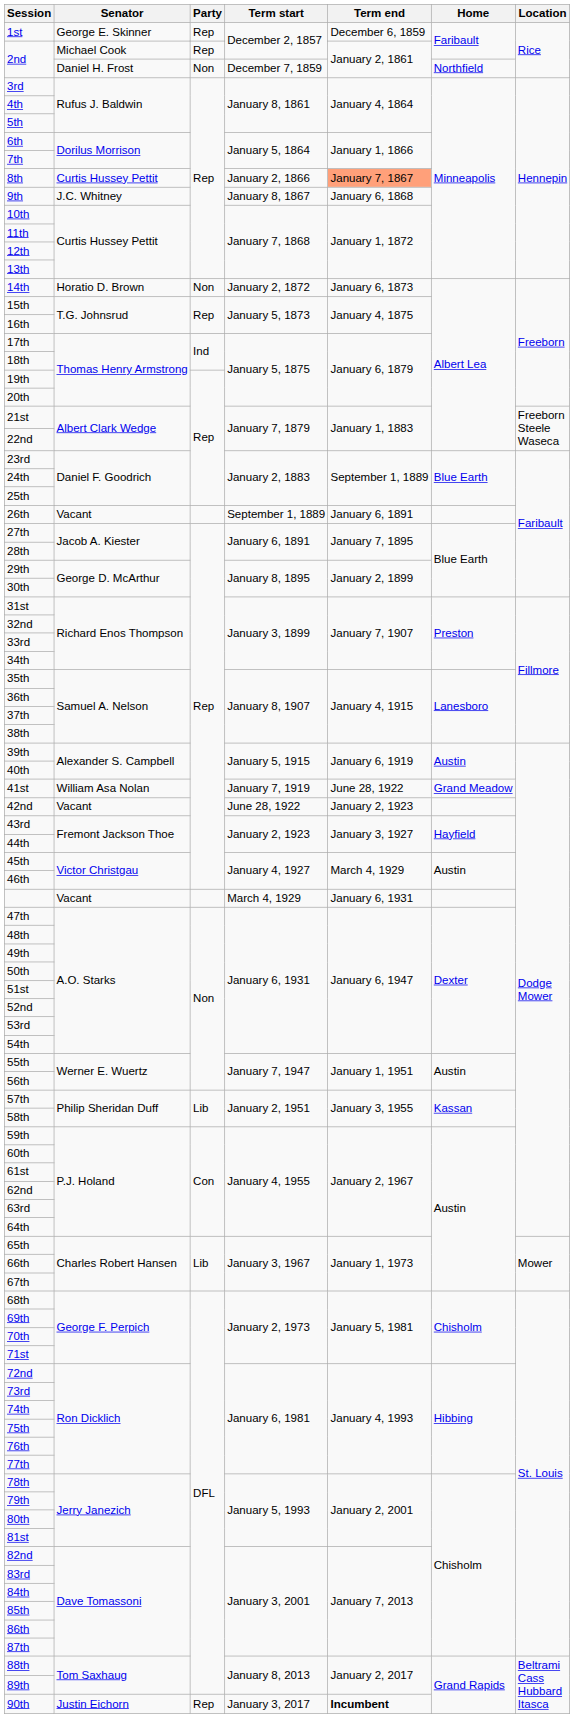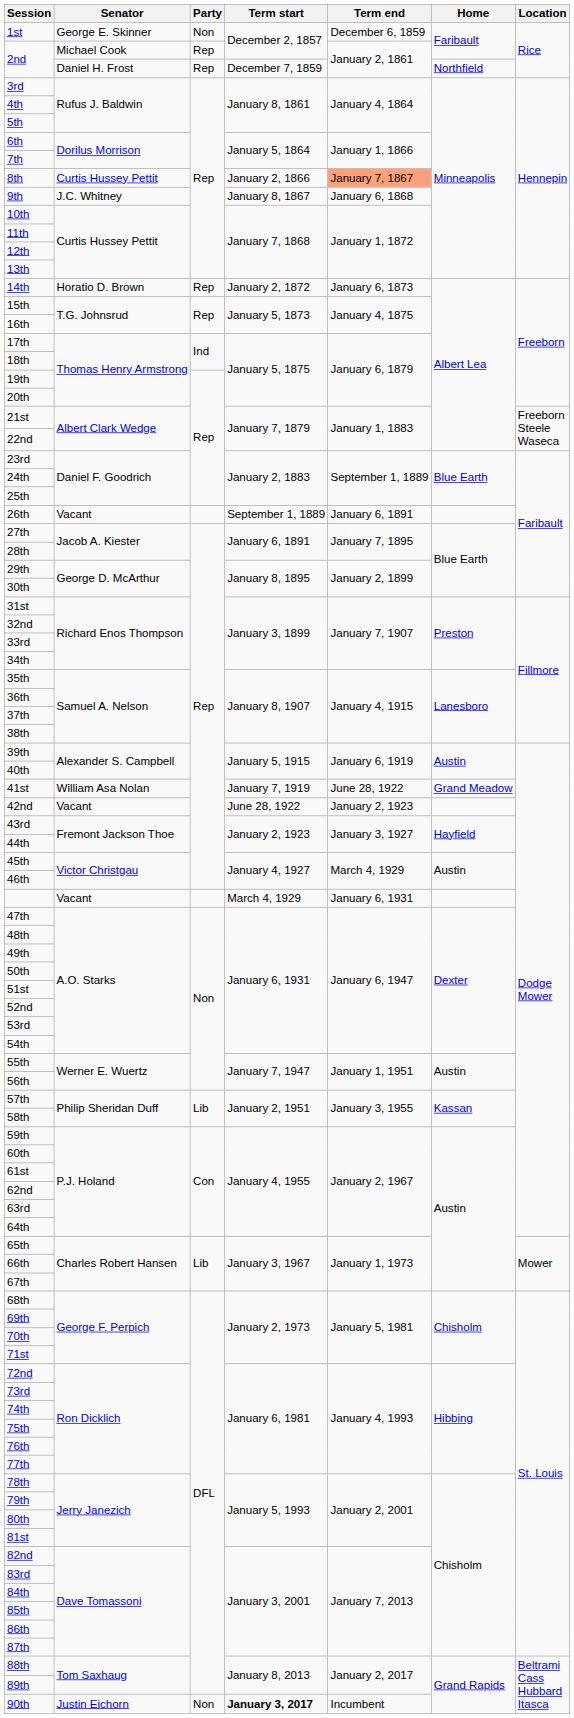(204, 31) Rep -> (204, 31) Non
(204, 68) Non -> (204, 68) Rep
(204, 287) Non -> (204, 287) Rep
(204, 1704) Rep -> (204, 1704) Non
(268, 1704) normal -> (270, 1704) bold
(360, 1704) bold -> (357, 1704) normal
